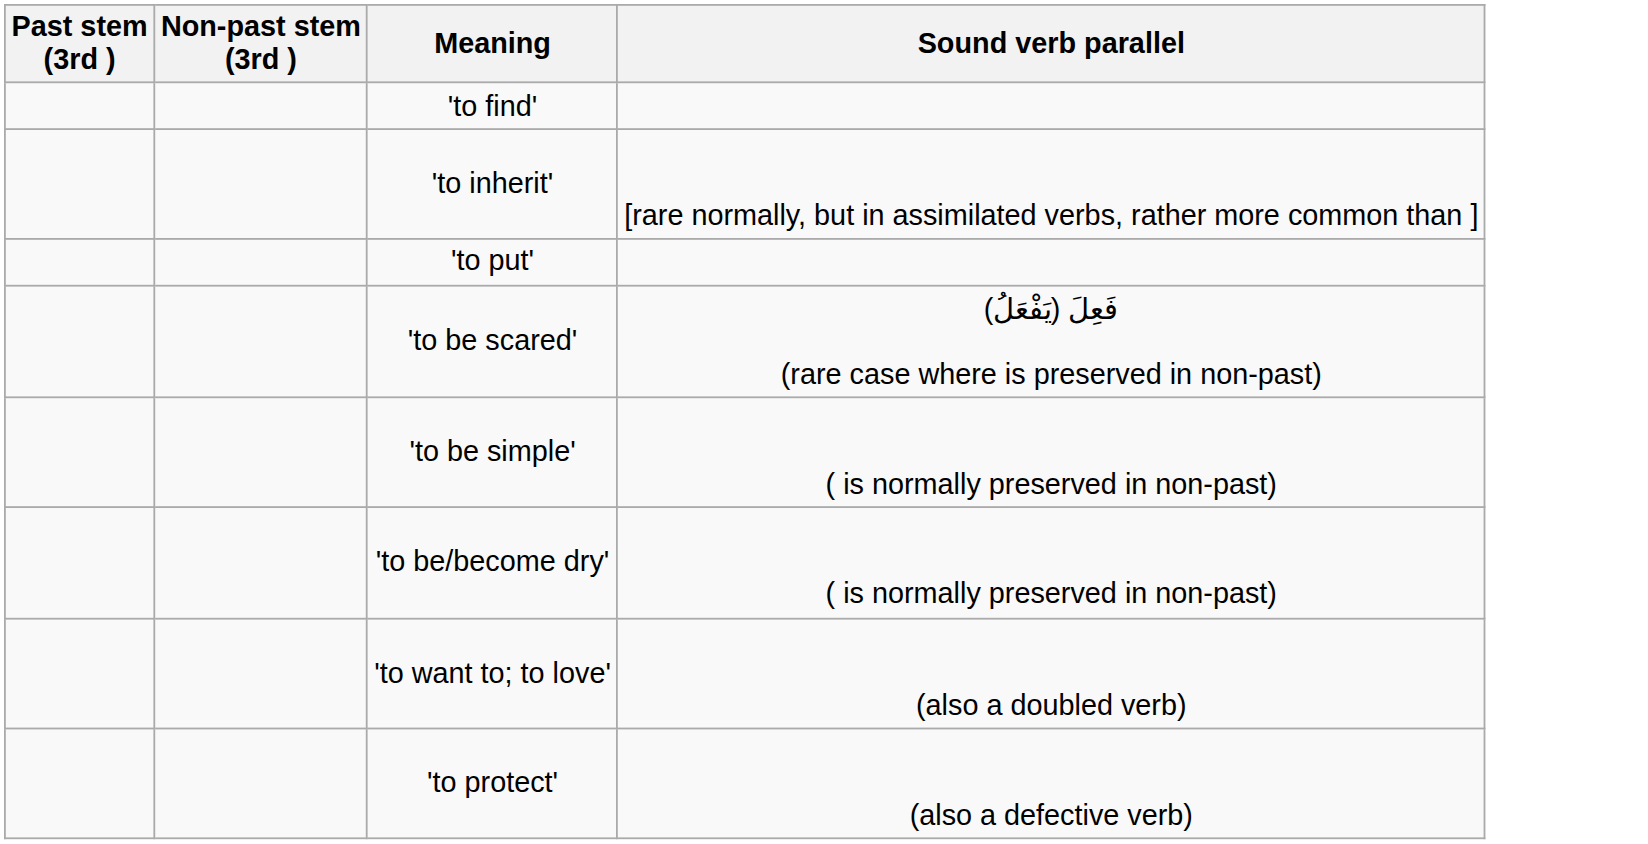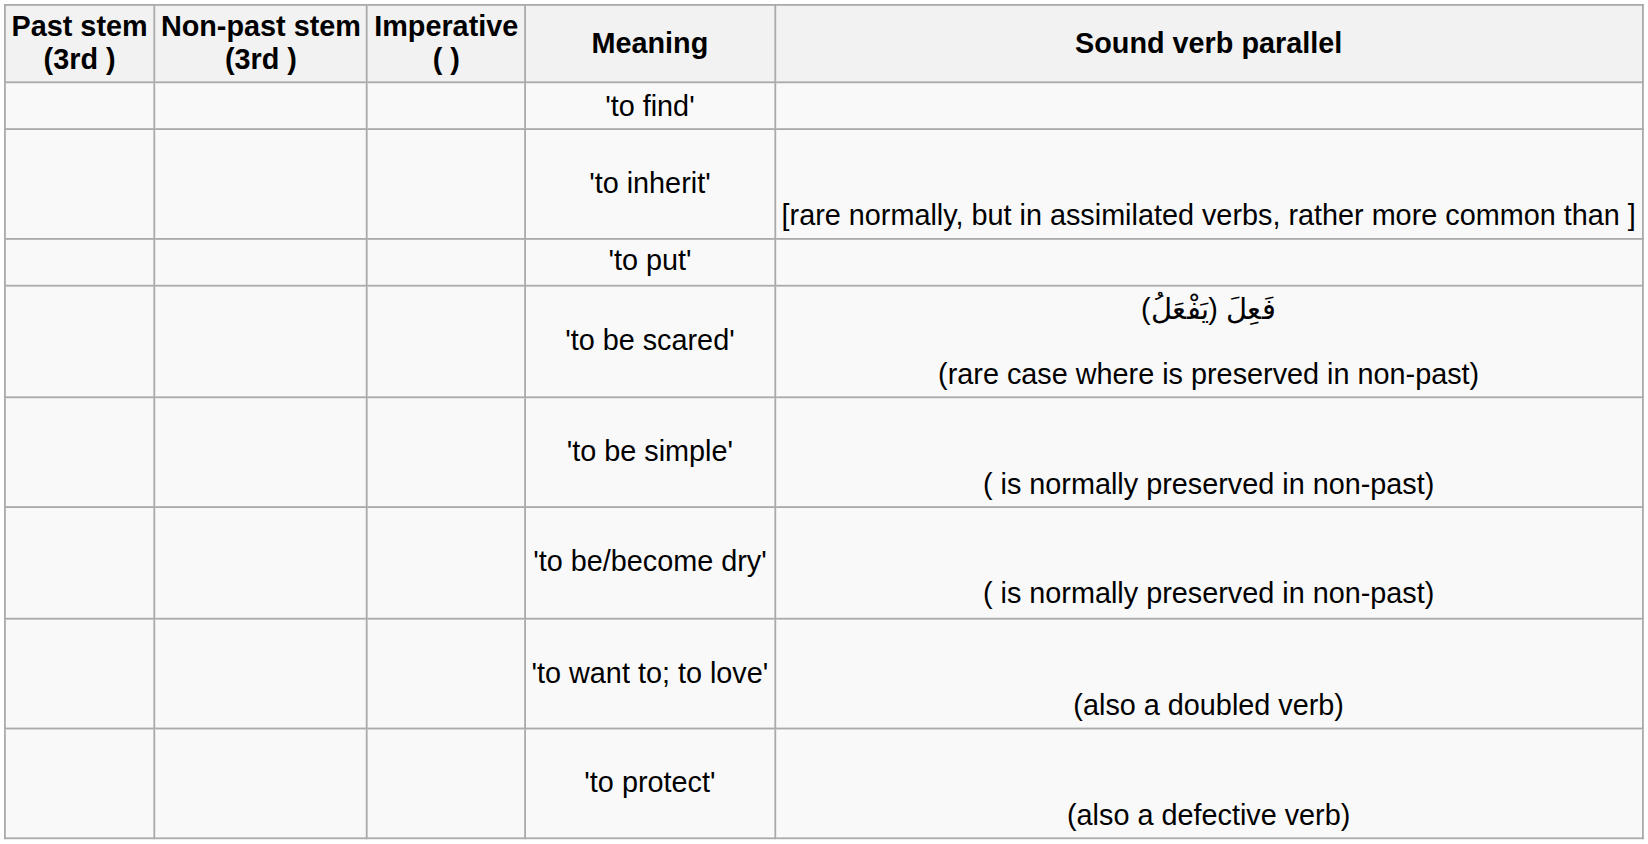+ column: (446, 43)
